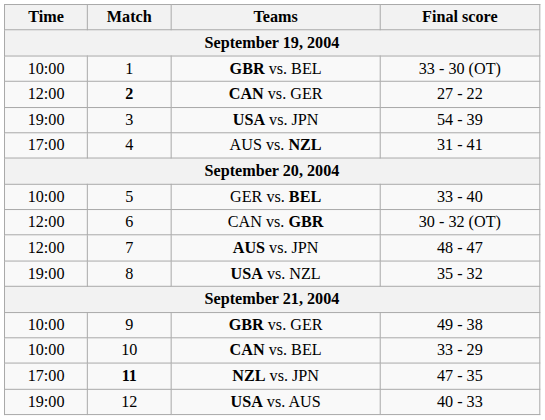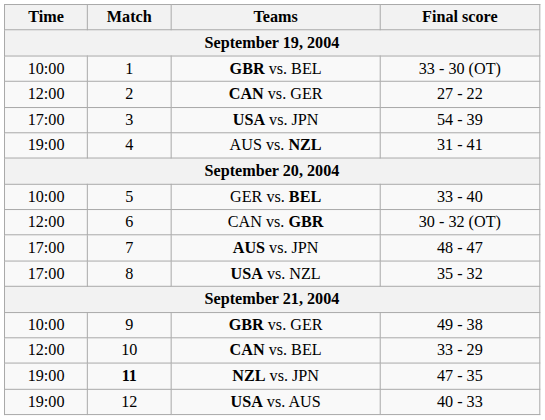(129, 94) bold -> (129, 94) normal
(46, 119) 19:00 -> (46, 119) 17:00
(46, 145) 17:00 -> (46, 145) 19:00
(46, 247) 12:00 -> (46, 247) 17:00
(46, 273) 19:00 -> (46, 273) 17:00
(46, 350) 10:00 -> (46, 350) 12:00
(46, 376) 17:00 -> (46, 376) 19:00
